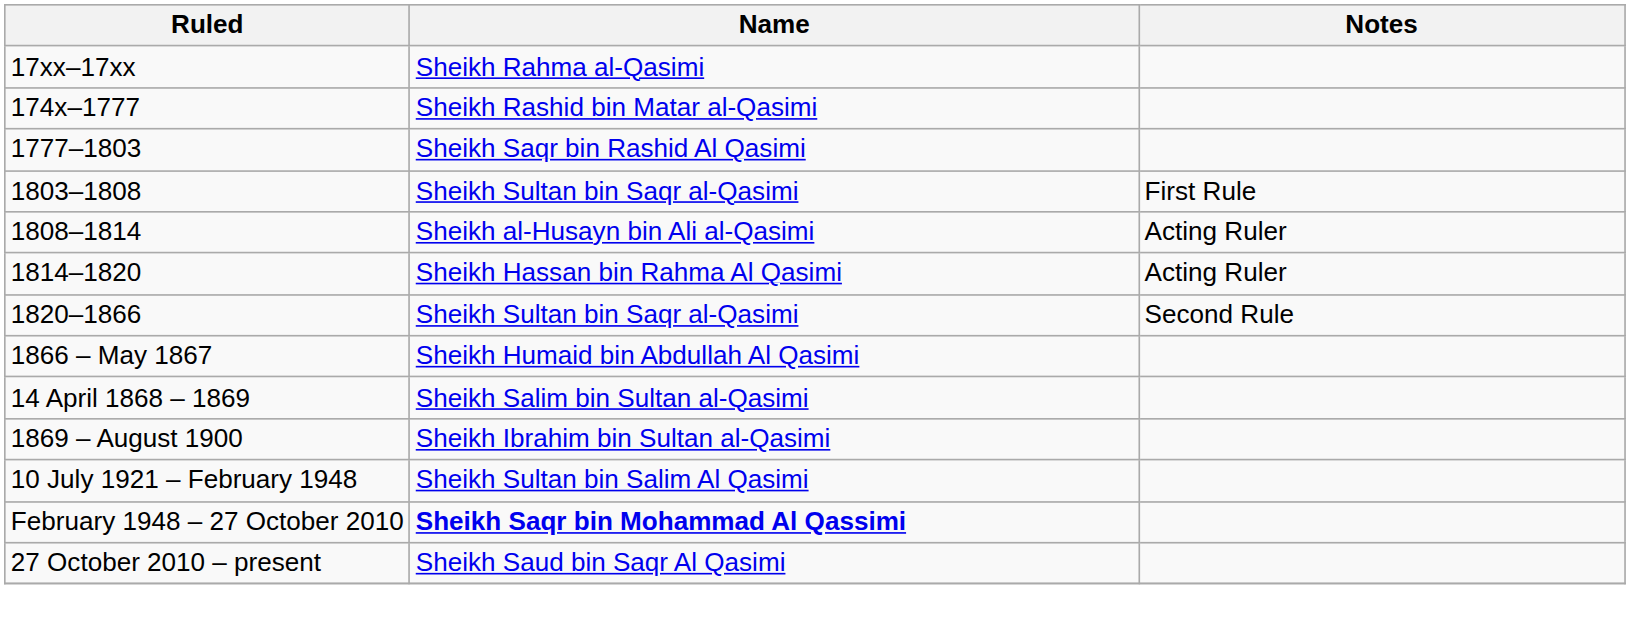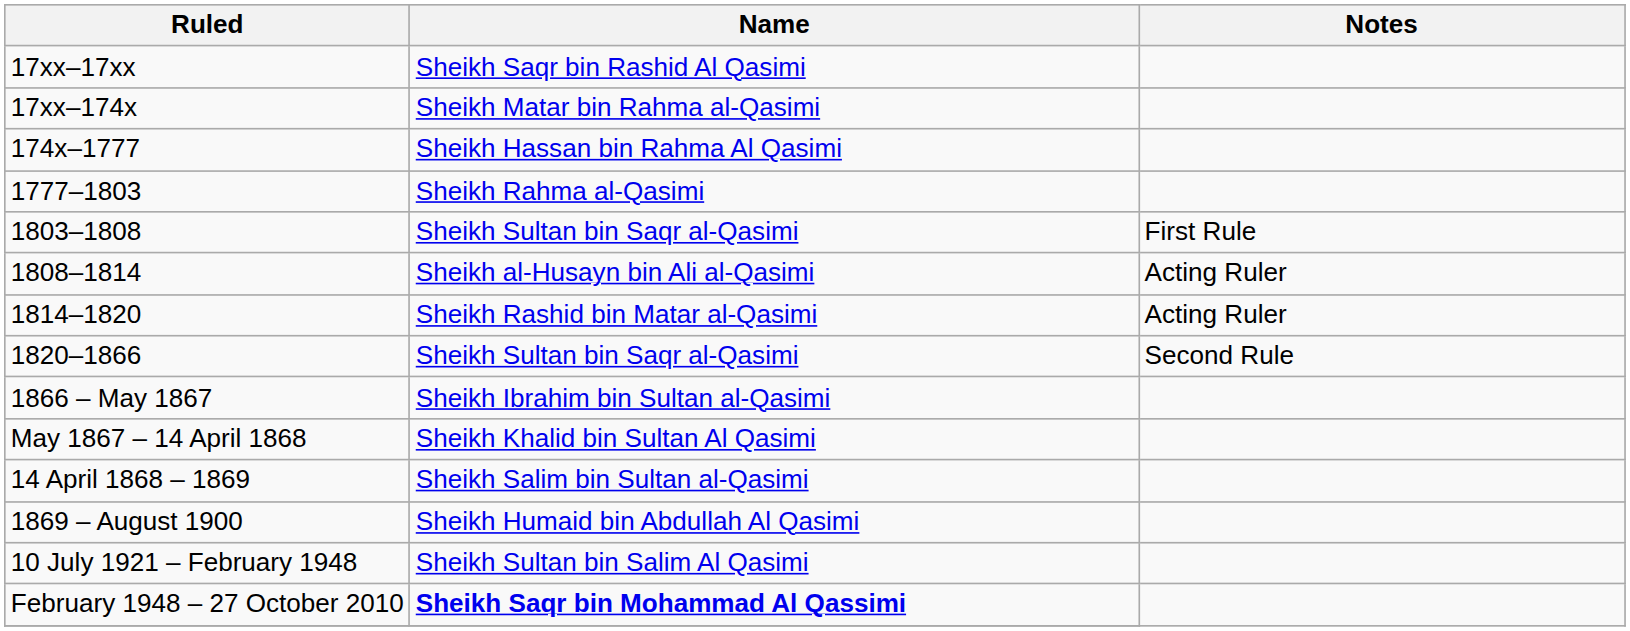(560, 66) Sheikh Rahma al-Qasimi -> (611, 66) Sheikh Saqr bin Rashid Al Qasimi
+ row: (74, 107)
(617, 107) Sheikh Rashid bin Matar al-Qasimi -> (629, 149) Sheikh Hassan bin Rahma Al Qasimi
(611, 149) Sheikh Saqr bin Rashid Al Qasimi -> (560, 190) Sheikh Rahma al-Qasimi
(629, 273) Sheikh Hassan bin Rahma Al Qasimi -> (617, 314) Sheikh Rashid bin Matar al-Qasimi
(638, 356) Sheikh Humaid bin Abdullah Al Qasimi -> (623, 397) Sheikh Ibrahim bin Sultan al-Qasimi
+ row: (159, 438)
(623, 438) Sheikh Ibrahim bin Sultan al-Qasimi -> (638, 521) Sheikh Humaid bin Abdullah Al Qasimi
- row: (166, 562)
